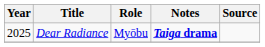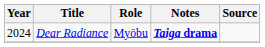(19, 32) 2025 -> (19, 32) 2024
